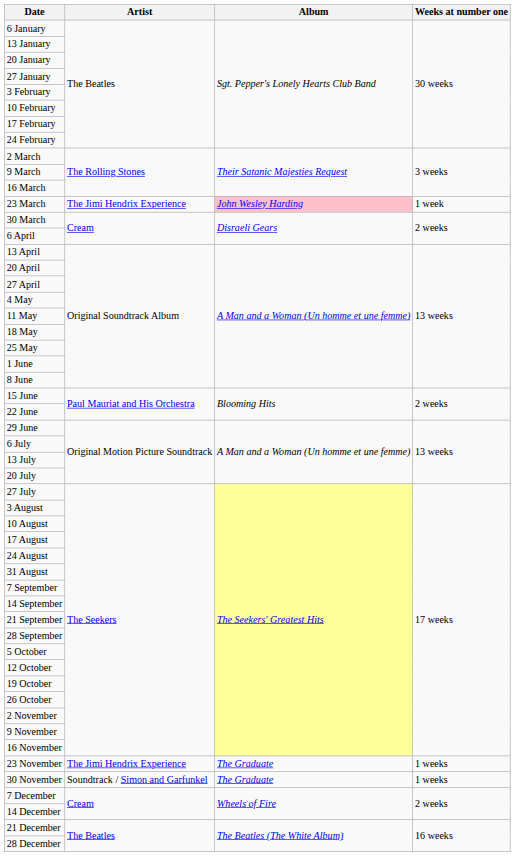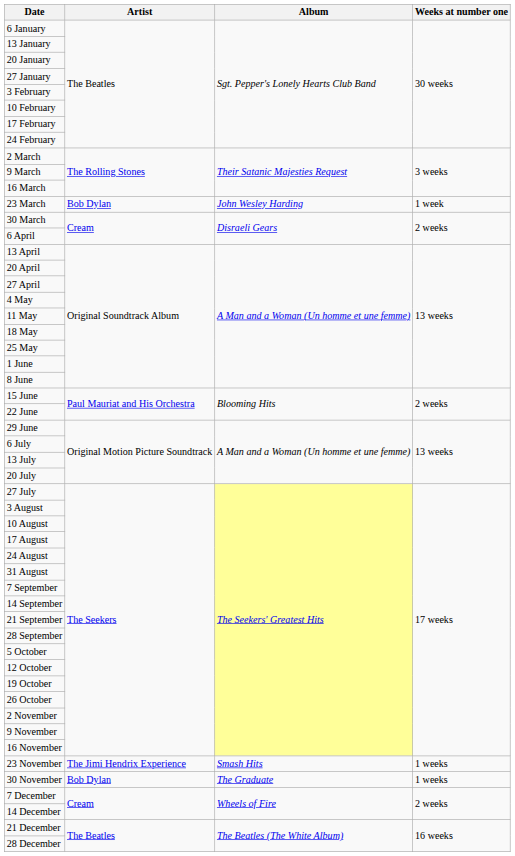(126, 204) The Jimi Hendrix Experience -> (89, 204) Bob Dylan
(260, 204) pink background -> (260, 204) no background
(245, 763) The Graduate -> (240, 763) Smash Hits
(137, 779) Soundtrack / Simon and Garfunkel -> (89, 779) Bob Dylan
